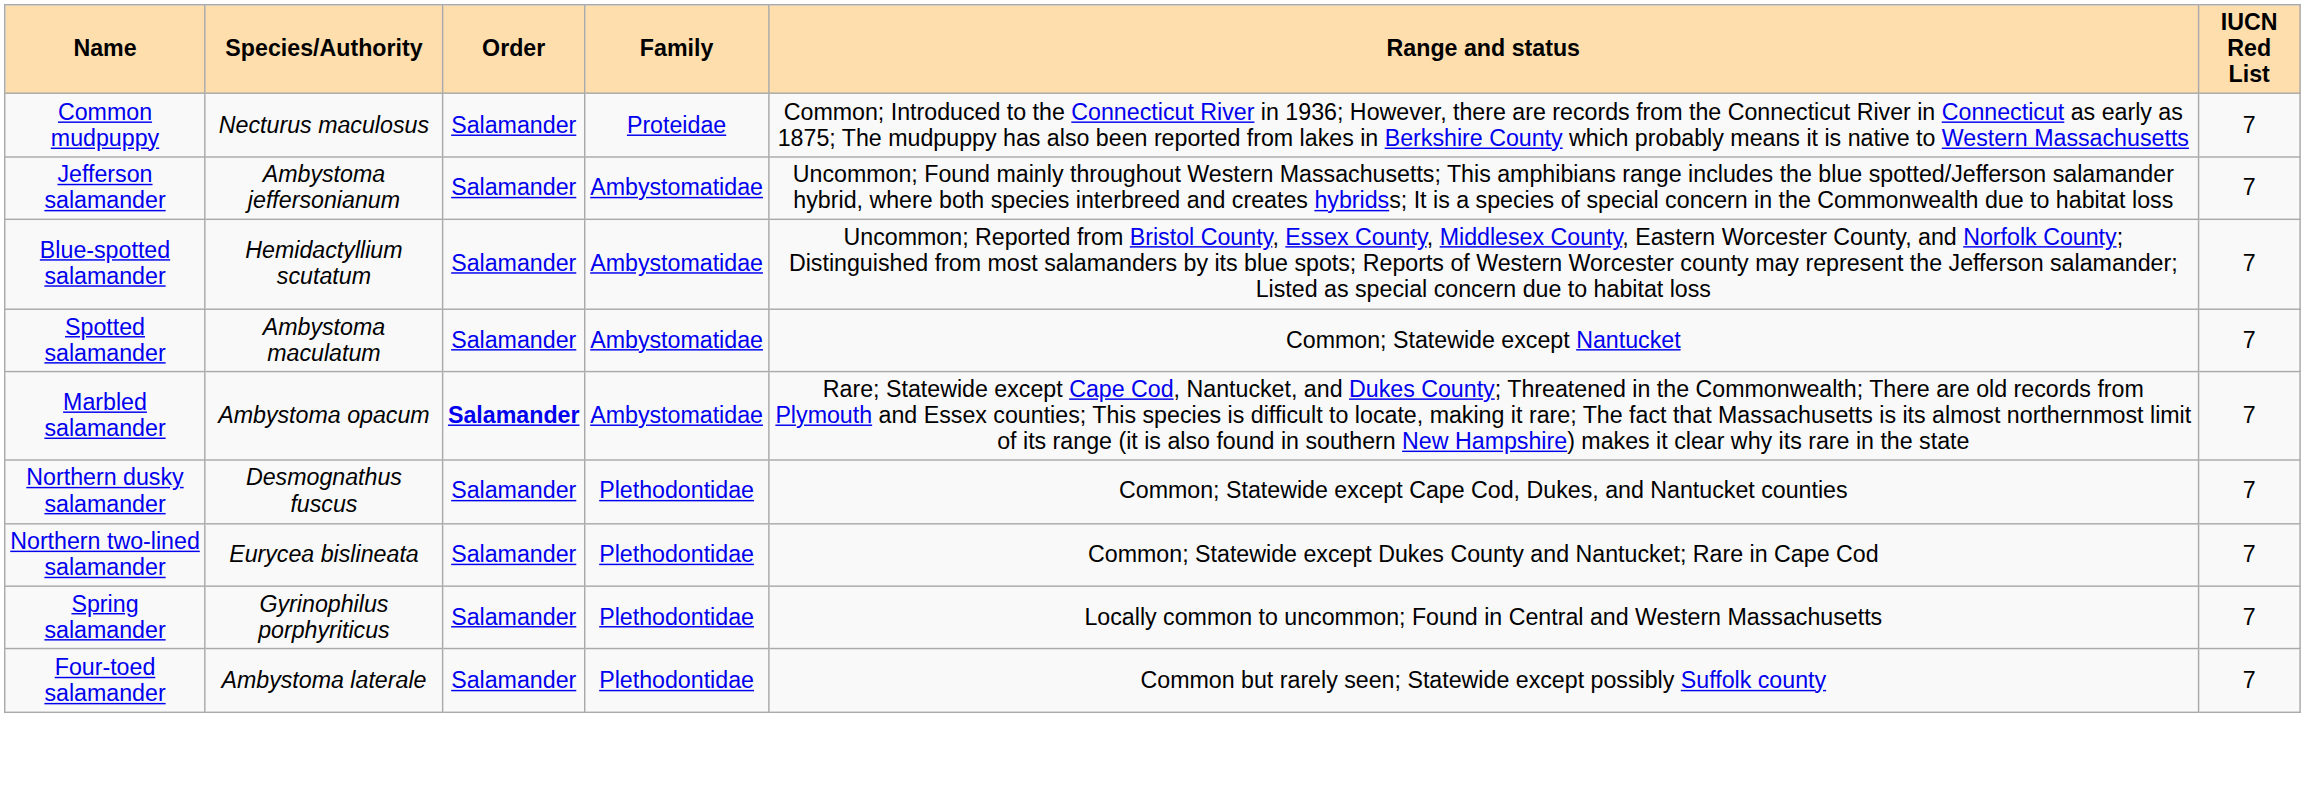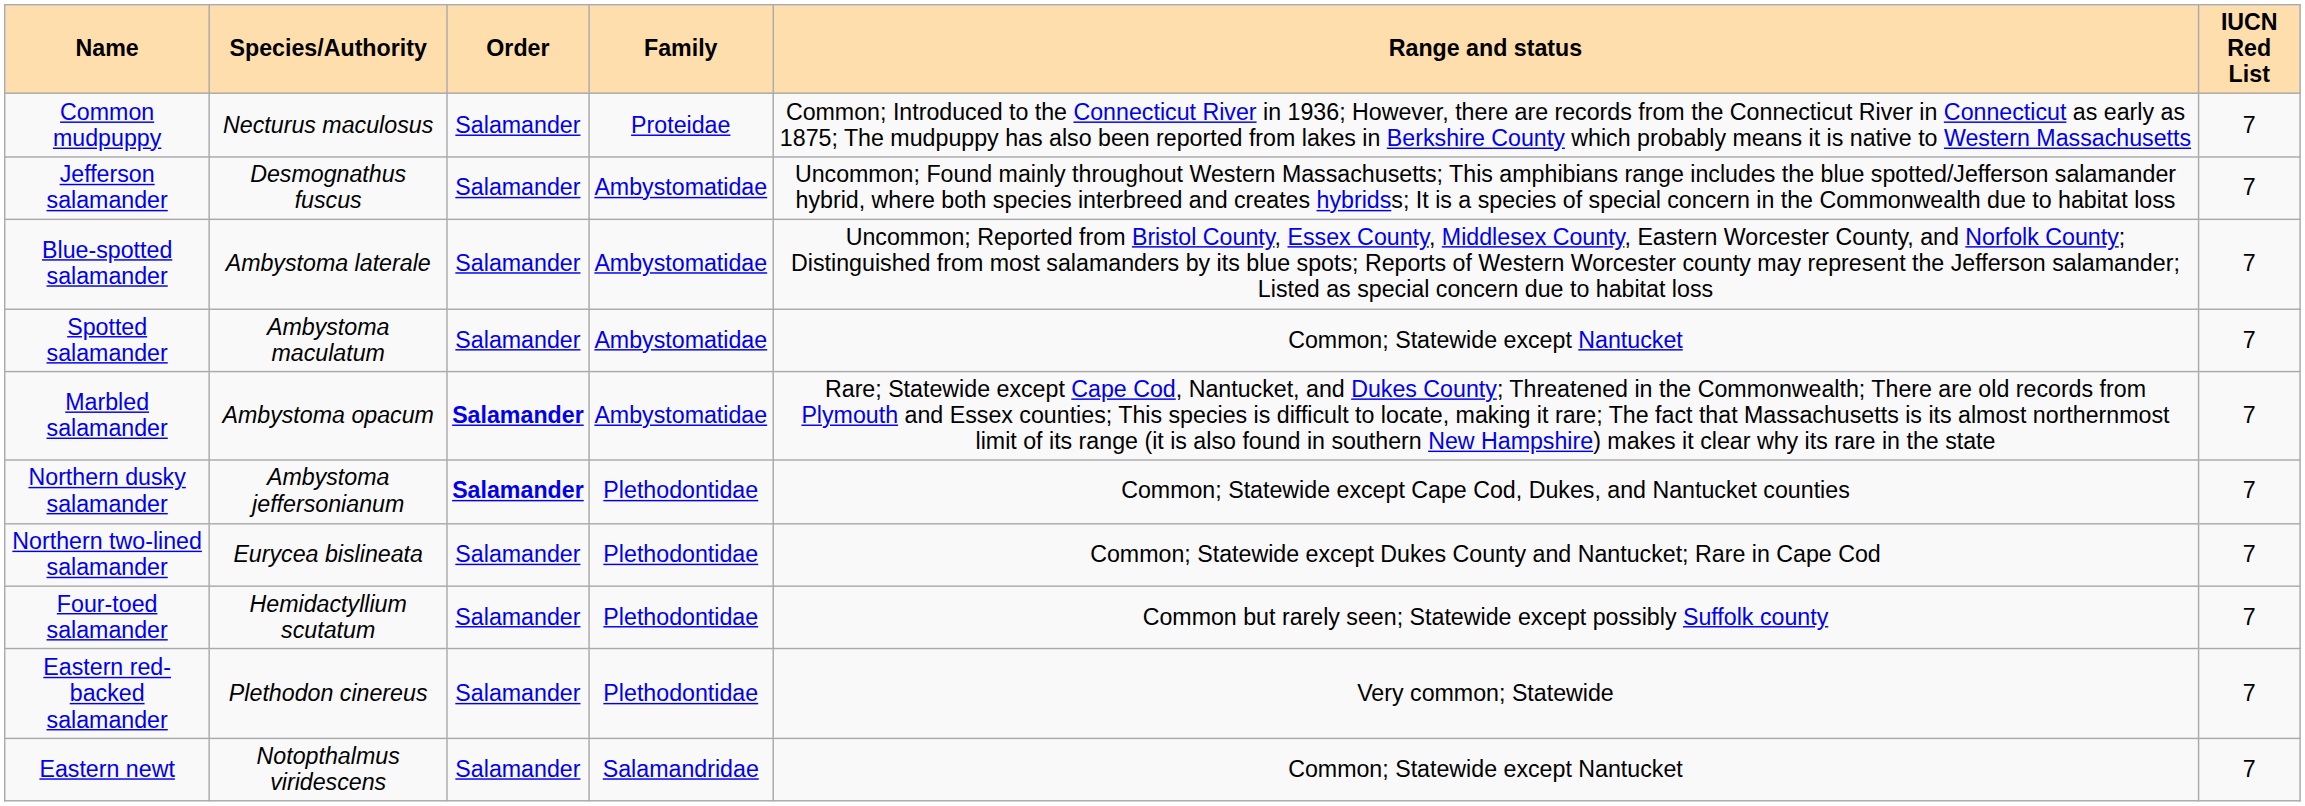(324, 187) Ambystoma jeffersonianum -> (328, 187) Desmognathus fuscus
(324, 263) Hemidactyllium scutatum -> (328, 263) Ambystoma laterale
(324, 491) Desmognathus fuscus -> (328, 491) Ambystoma jeffersonianum
(514, 491) normal -> (518, 491) bold
- row: (105, 617)
(324, 680) Ambystoma laterale -> (328, 617) Hemidactyllium scutatum
+ row: (107, 693)
+ row: (107, 769)
